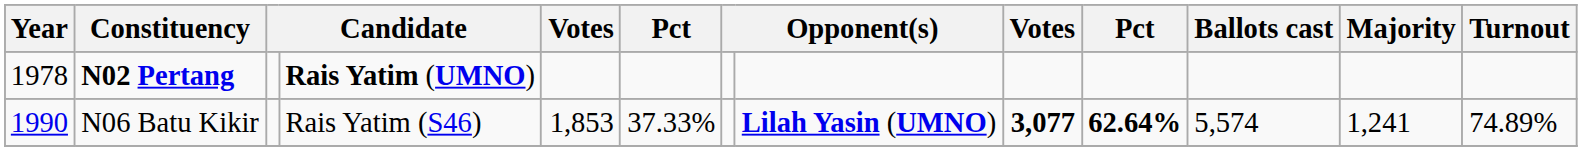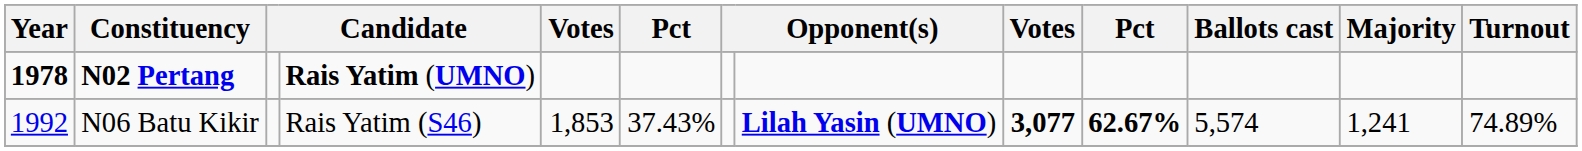(39, 75) normal -> (39, 75) bold
(39, 122) 1990 -> (39, 122) 1992
(671, 122) 37.33% -> (671, 122) 37.43%
(1135, 122) 62.64% -> (1135, 122) 62.67%
